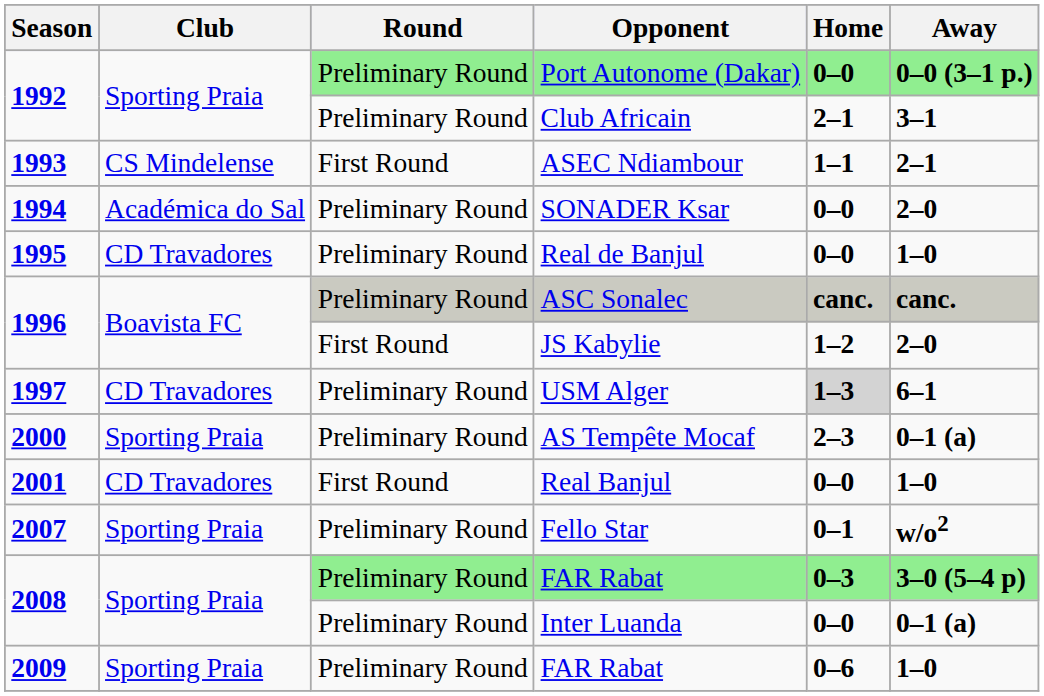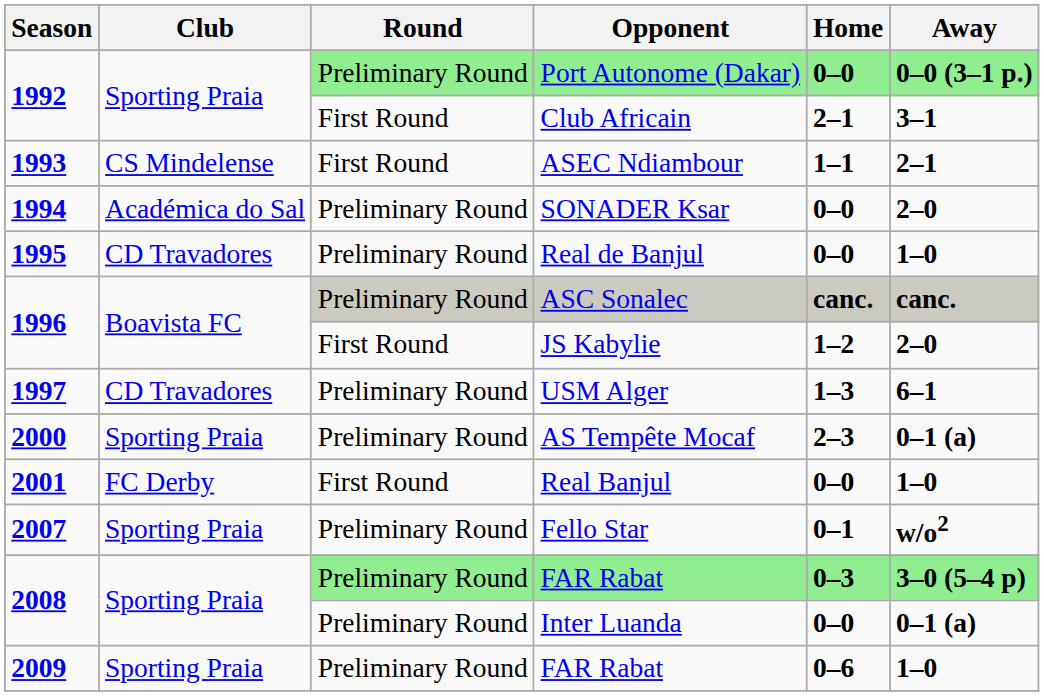(423, 118) Preliminary Round -> (383, 118) First Round
(834, 390) lightgrey background -> (834, 390) no background
(189, 481) CD Travadores -> (160, 481) FC Derby
